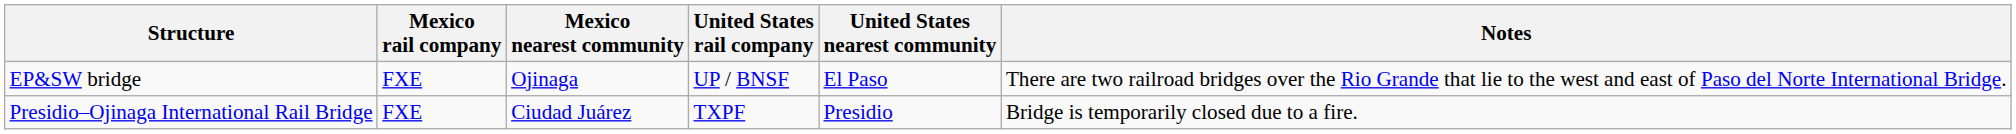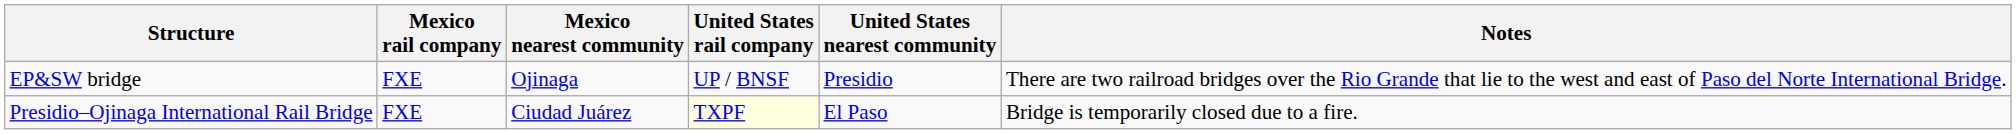(856, 78) El Paso -> (858, 78) Presidio
(719, 111) no background -> (719, 111) lightyellow background
(858, 111) Presidio -> (856, 111) El Paso
